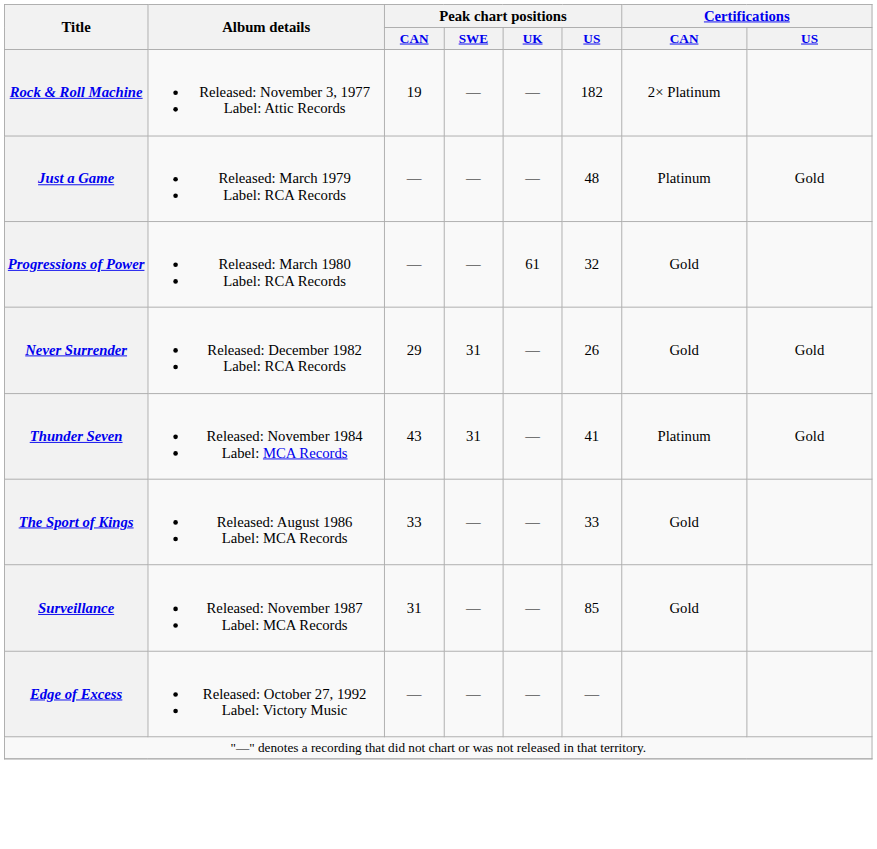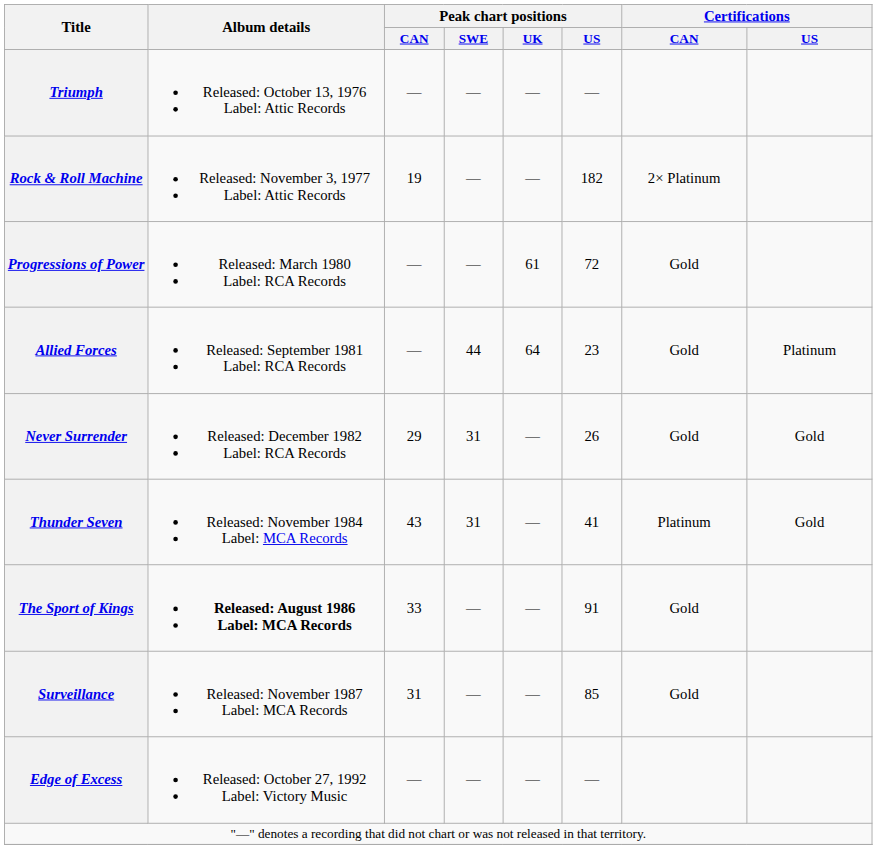+ row: (76, 92)
- row: (76, 178)
(592, 264) 32 -> (592, 264) 72
+ row: (76, 350)
(266, 530) normal -> (266, 616) bold
(592, 522) 33 -> (592, 608) 91
